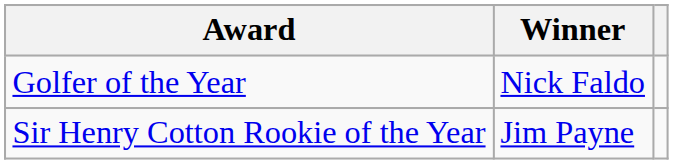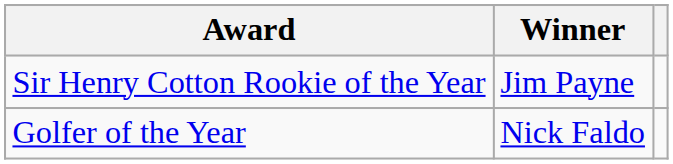rows swapped: (129, 81) <-> (249, 132)
